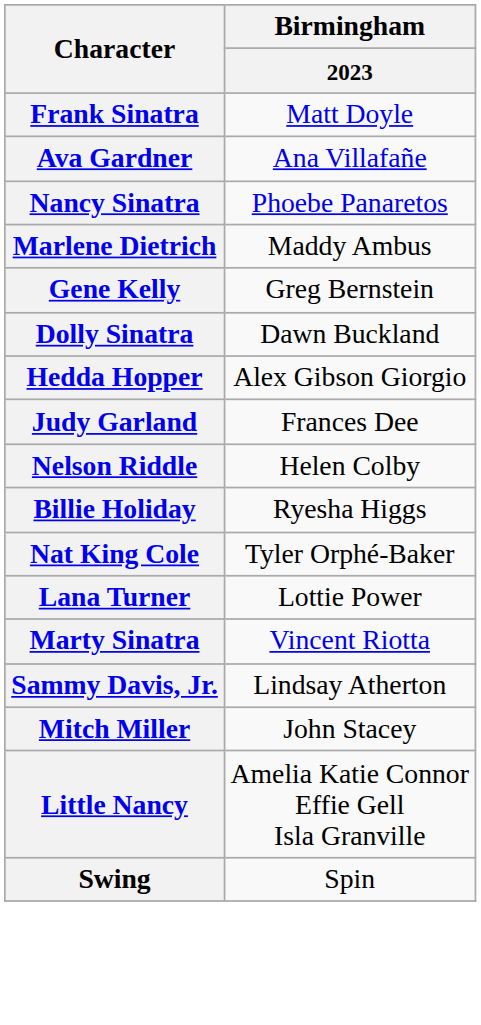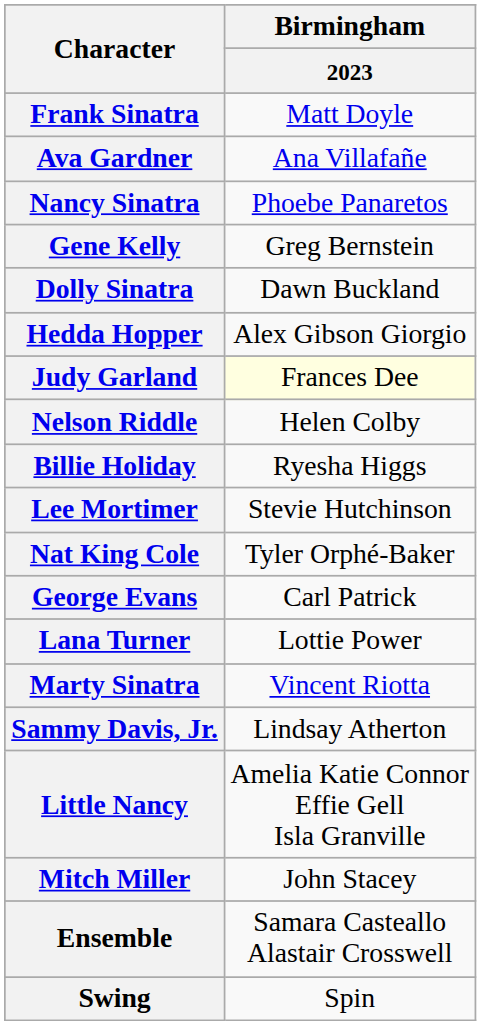- row: (115, 245)
(350, 421) no background -> (350, 377) lightyellow background
+ row: (115, 509)
+ row: (115, 597)
rows swapped: (115, 728) <-> (115, 803)
+ row: (115, 938)
